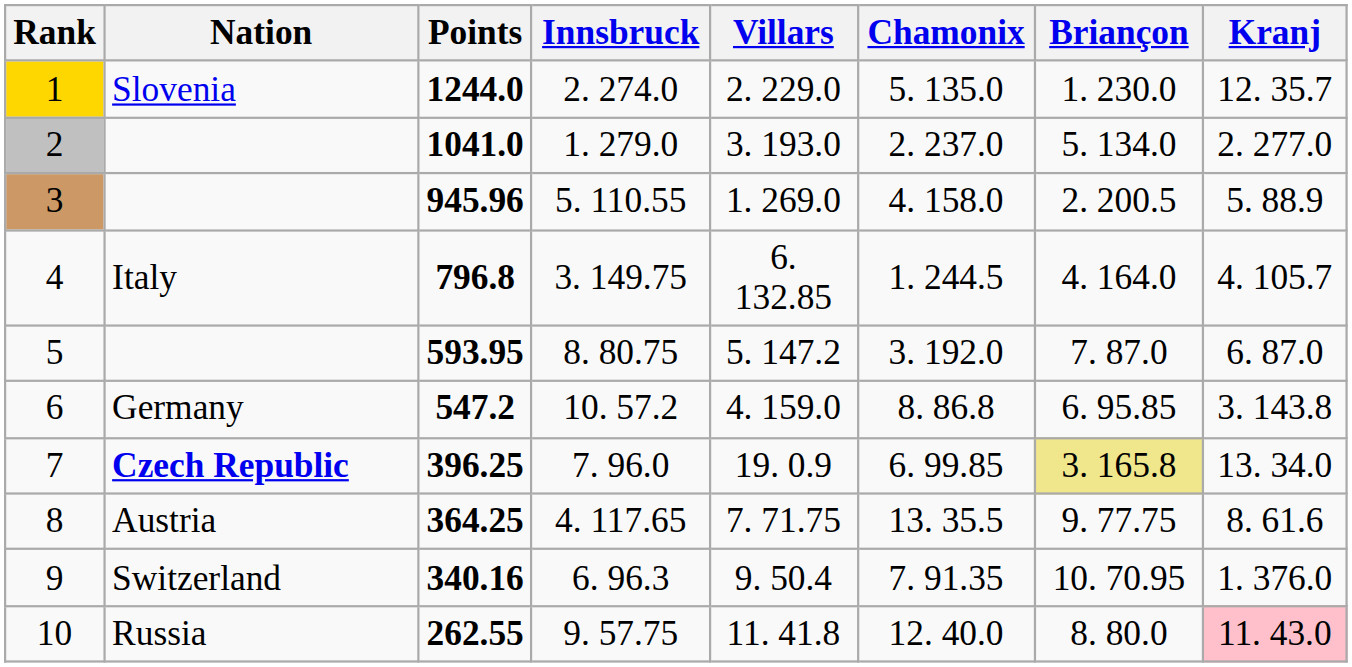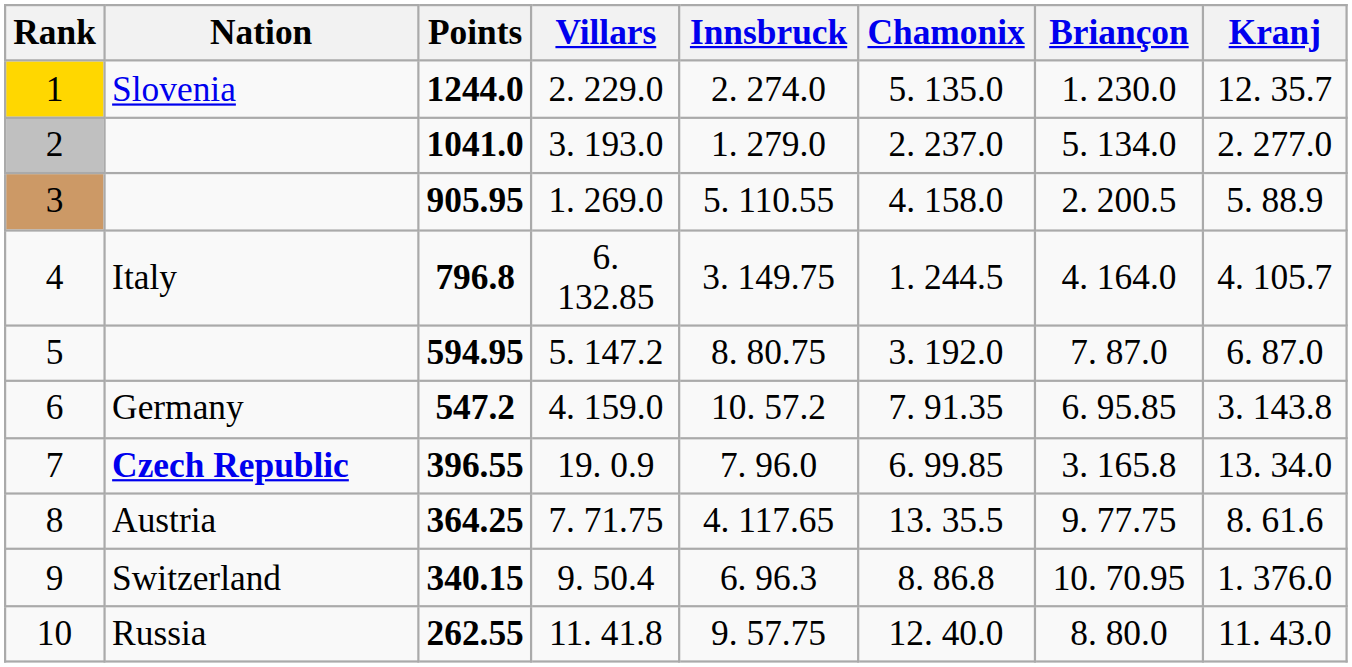columns swapped: (621, 32) <-> (783, 32)
(475, 200) 945.96 -> (475, 200) 905.95
(475, 352) 593.95 -> (475, 352) 594.95
(946, 408) 8. 86.8 -> (946, 408) 7. 91.35
(475, 464) 396.25 -> (475, 464) 396.55
(1119, 464) khaki background -> (1119, 464) no background
(475, 577) 340.16 -> (475, 577) 340.15
(946, 577) 7. 91.35 -> (946, 577) 8. 86.8
(1275, 633) pink background -> (1275, 633) no background
